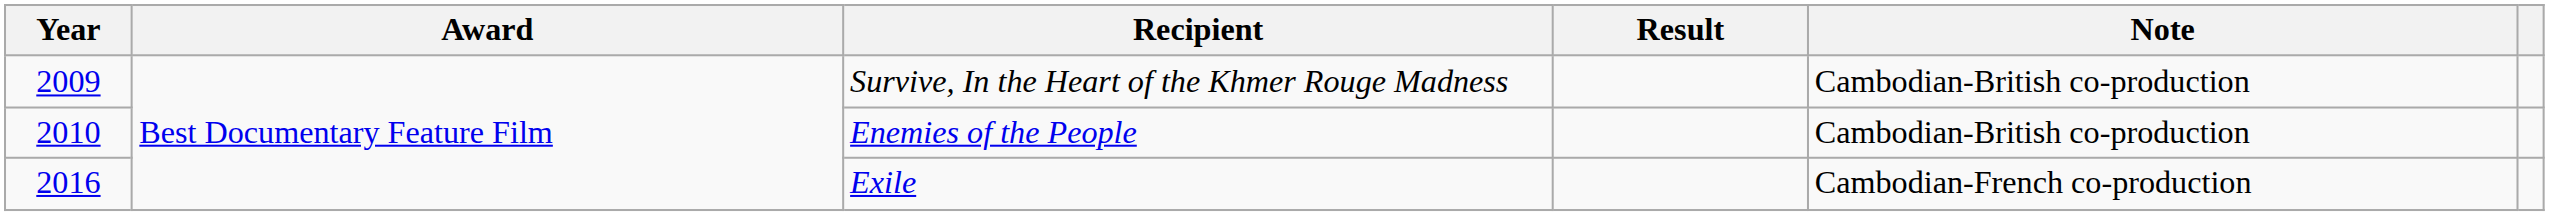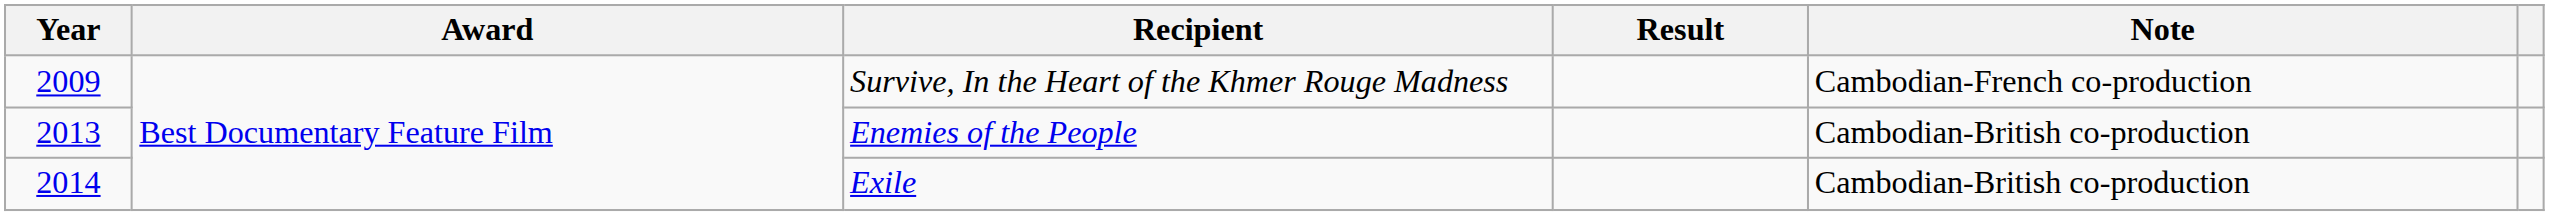(2032, 81) Cambodian-British co-production -> (2033, 81) Cambodian-French co-production
(68, 132) 2010 -> (68, 132) 2013
(68, 183) 2016 -> (68, 183) 2014
(2033, 183) Cambodian-French co-production -> (2032, 183) Cambodian-British co-production
